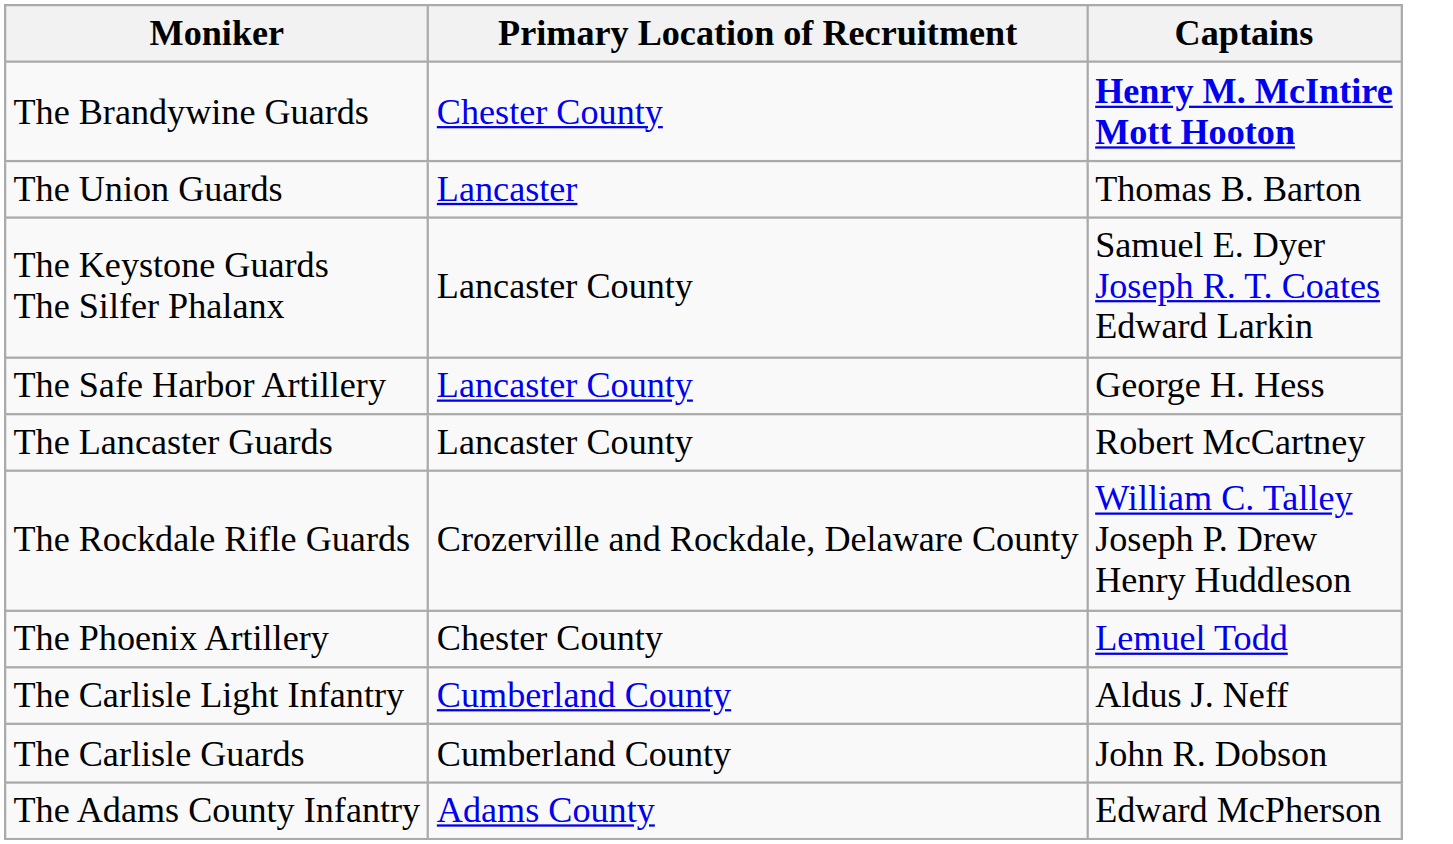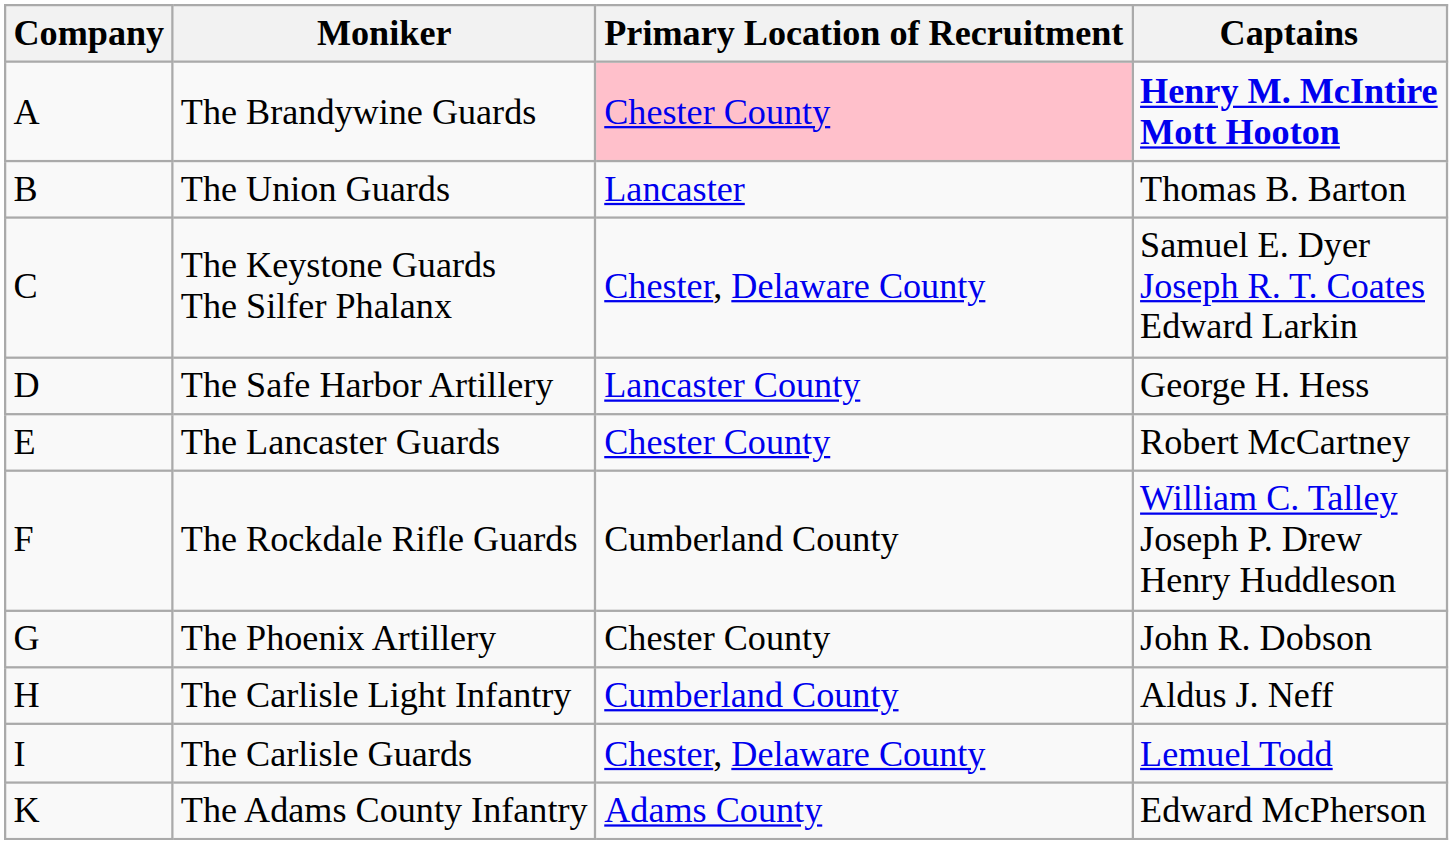+ column: (89, 33)
(550, 110) no background -> (717, 110) pink background
(565, 286) Lancaster County -> (795, 286) Chester, Delaware County
(565, 441) Lancaster County -> (717, 441) Chester County
(758, 539) Crozerville and Rockdale, Delaware County -> (751, 539) Cumberland County
(1191, 638) Lemuel Todd -> (1256, 638) John R. Dobson
(584, 752) Cumberland County -> (795, 752) Chester, Delaware County
(1211, 752) John R. Dobson -> (1236, 752) Lemuel Todd
